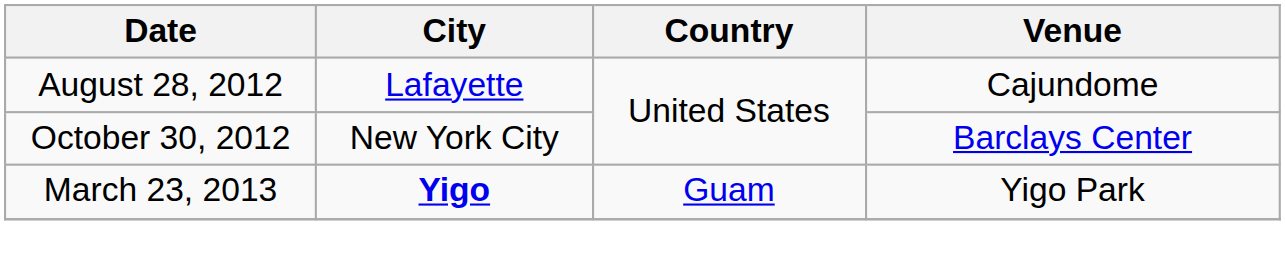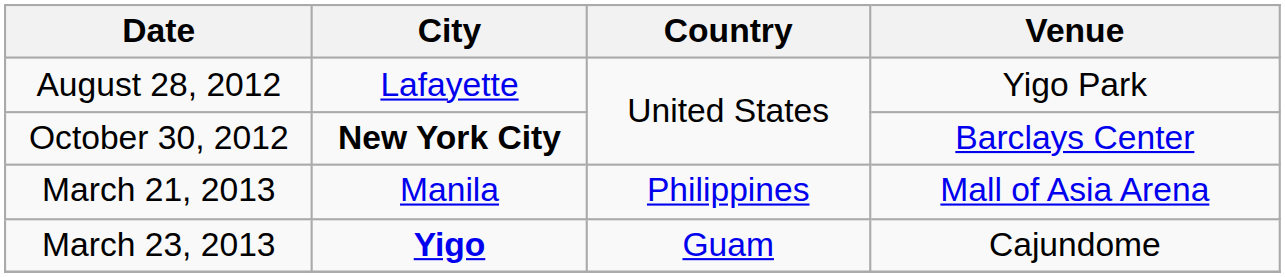(1073, 84) Cajundome -> (1075, 84) Yigo Park
(454, 137) normal -> (450, 137) bold
+ row: (159, 191)
(1073, 191) Yigo Park -> (1075, 244) Cajundome
